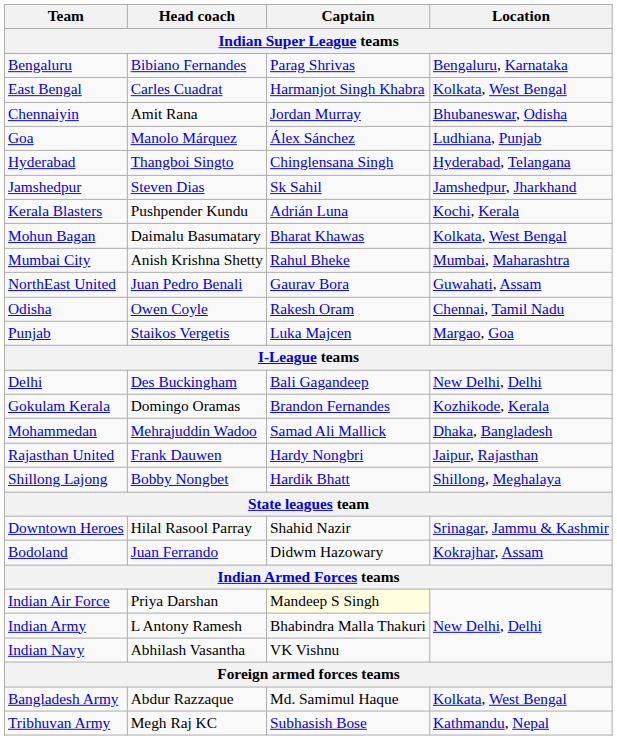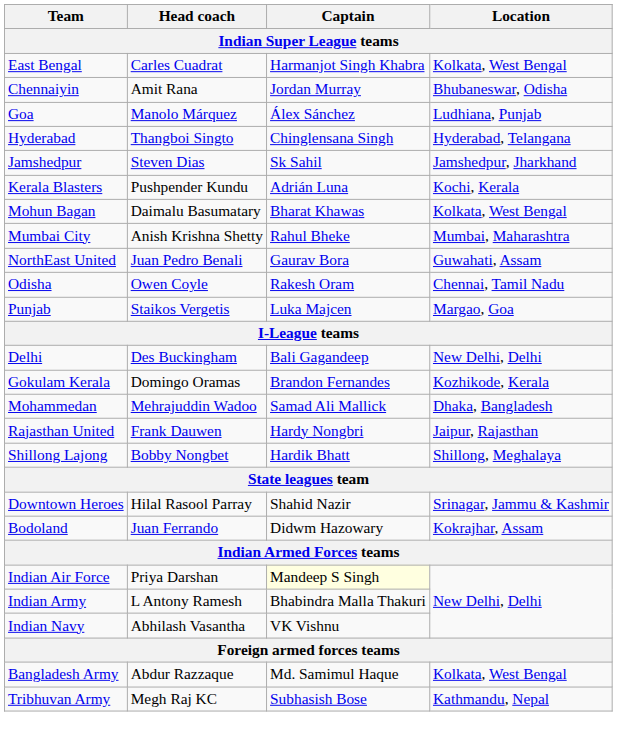- row: (40, 65)
